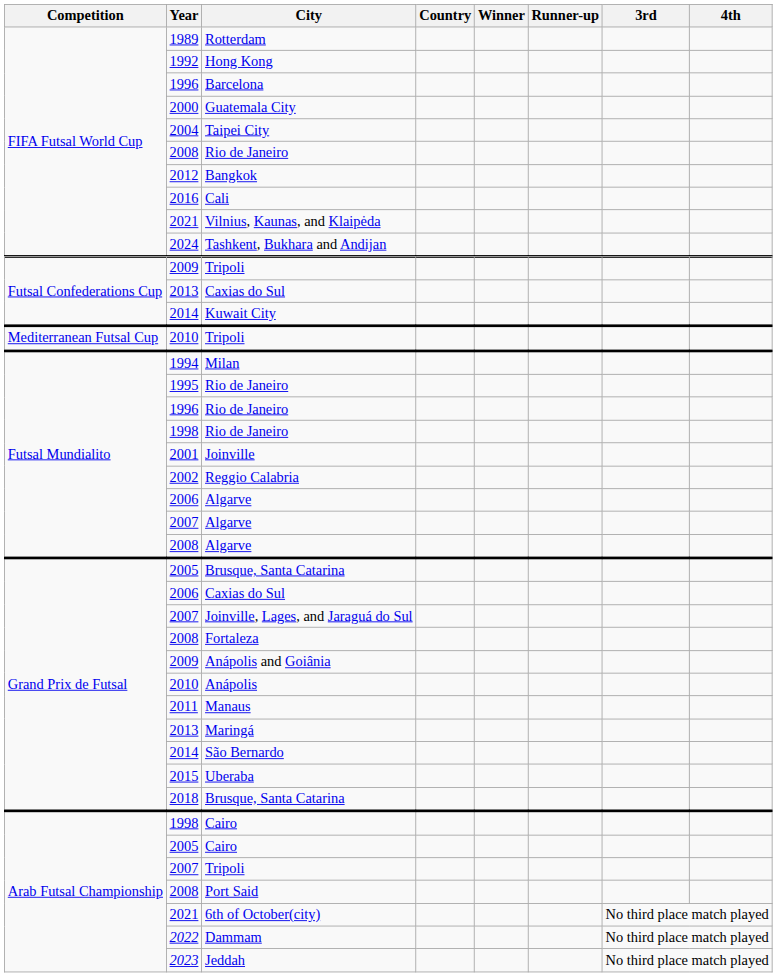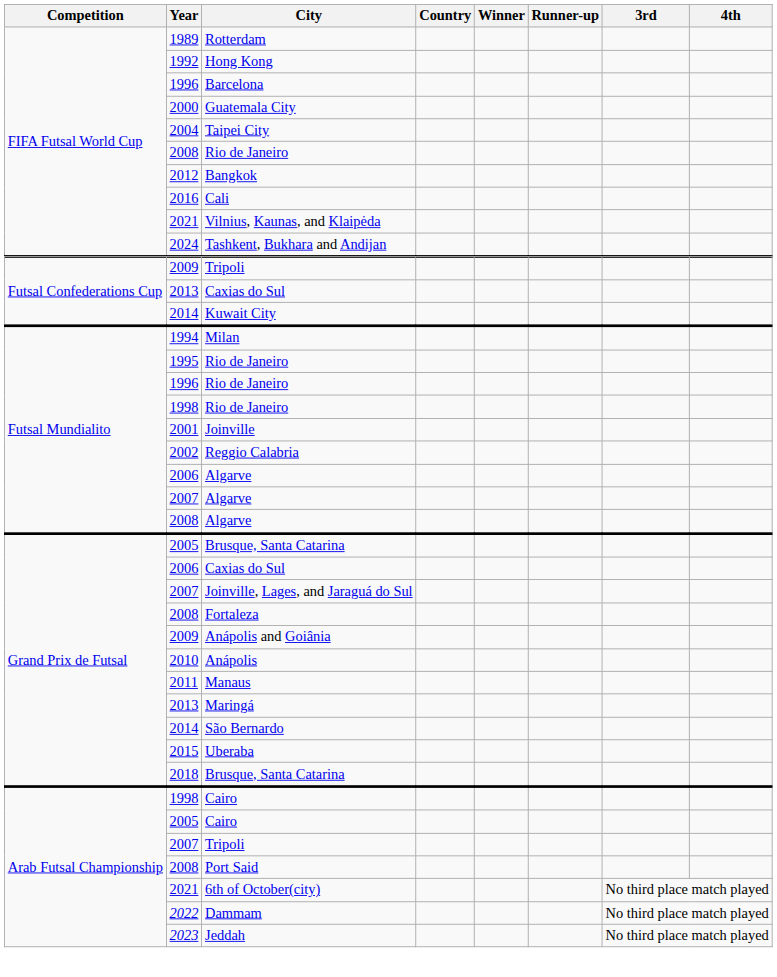- row: (184, 338)
